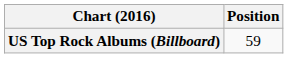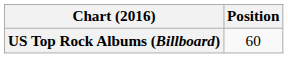(253, 40) 59 -> (253, 40) 60
